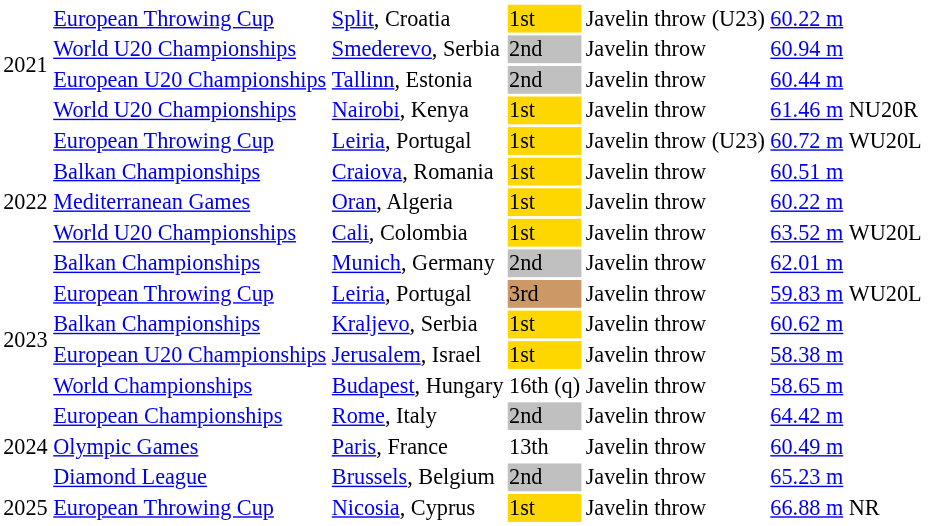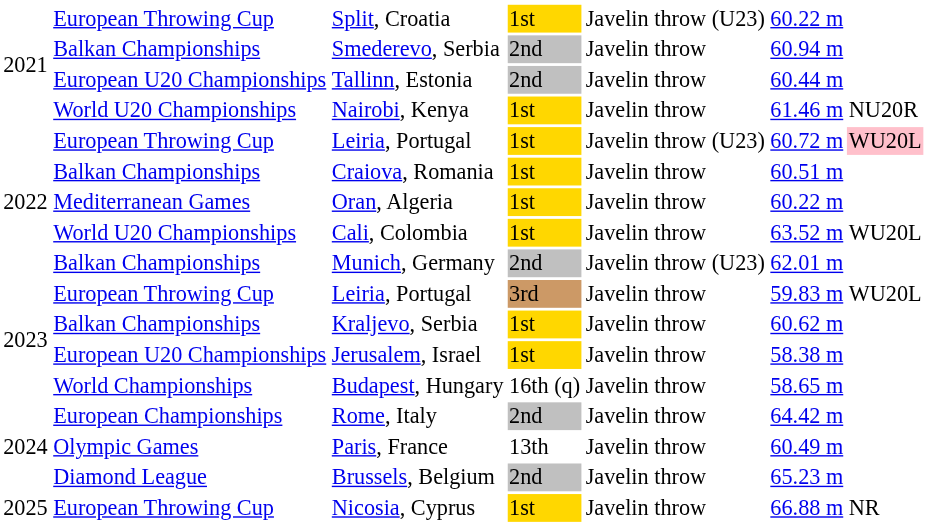(175, 49) World U20 Championships -> (157, 49) Balkan Championships
(885, 140) no background -> (885, 140) pink background
(646, 263) Javelin throw -> (675, 263) Javelin throw (U23)
